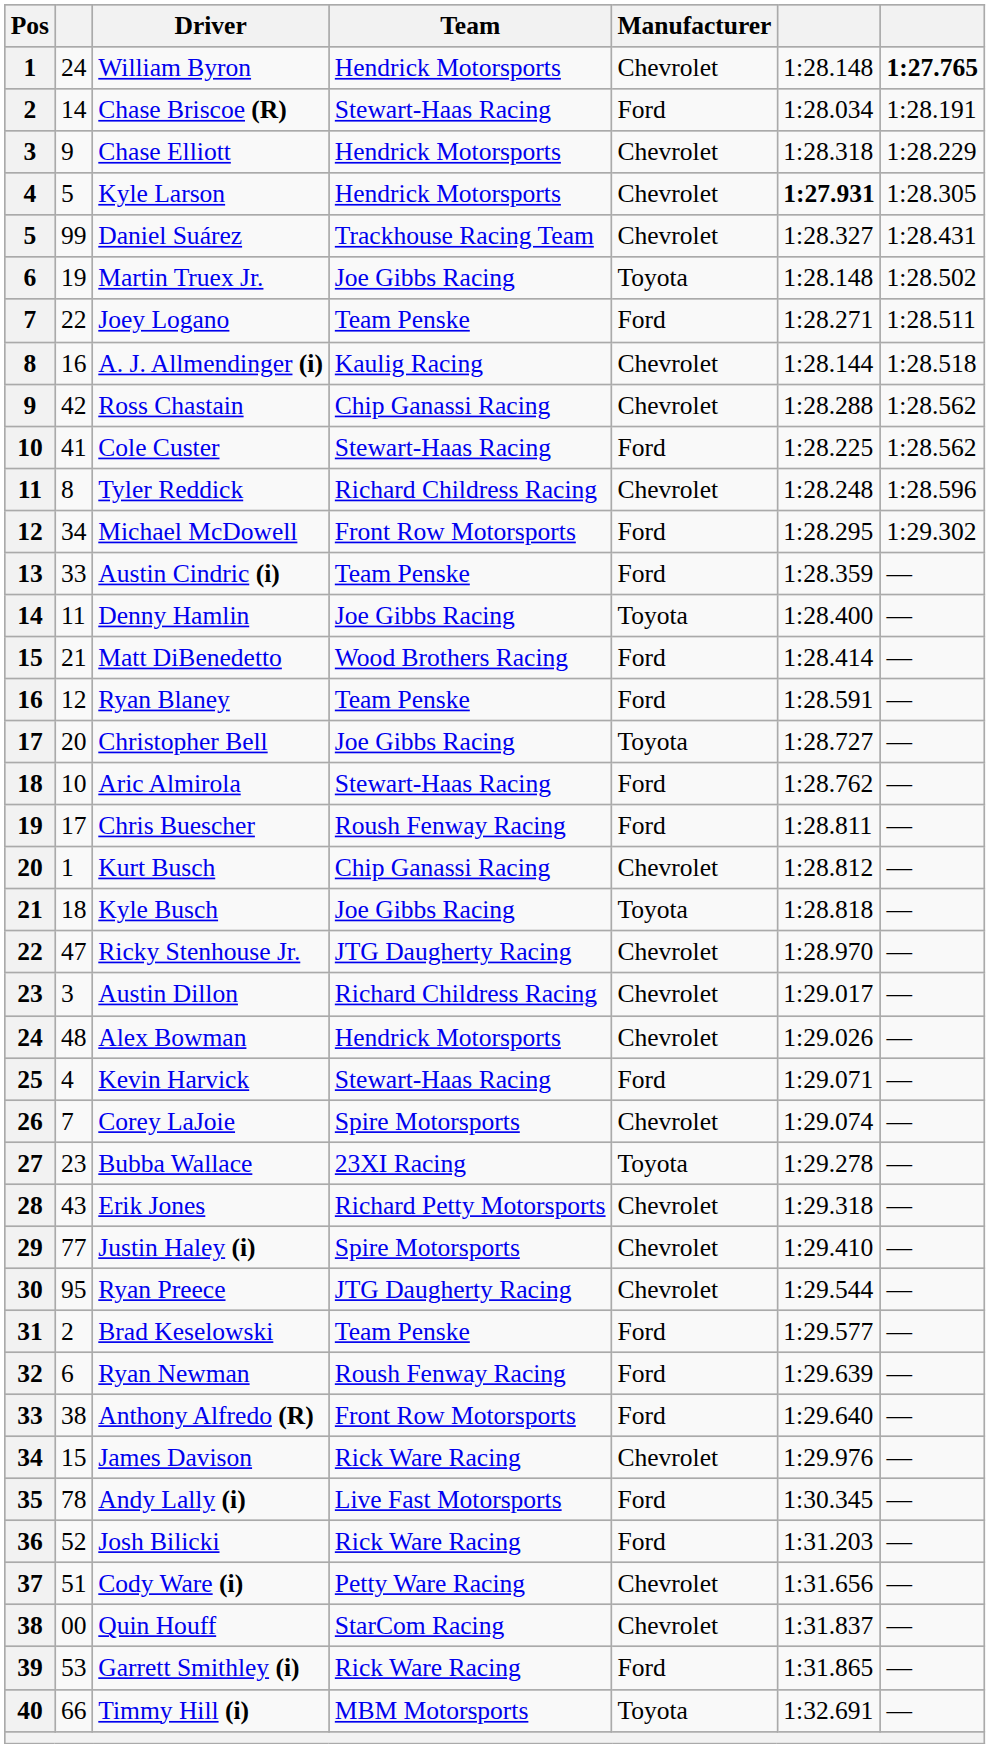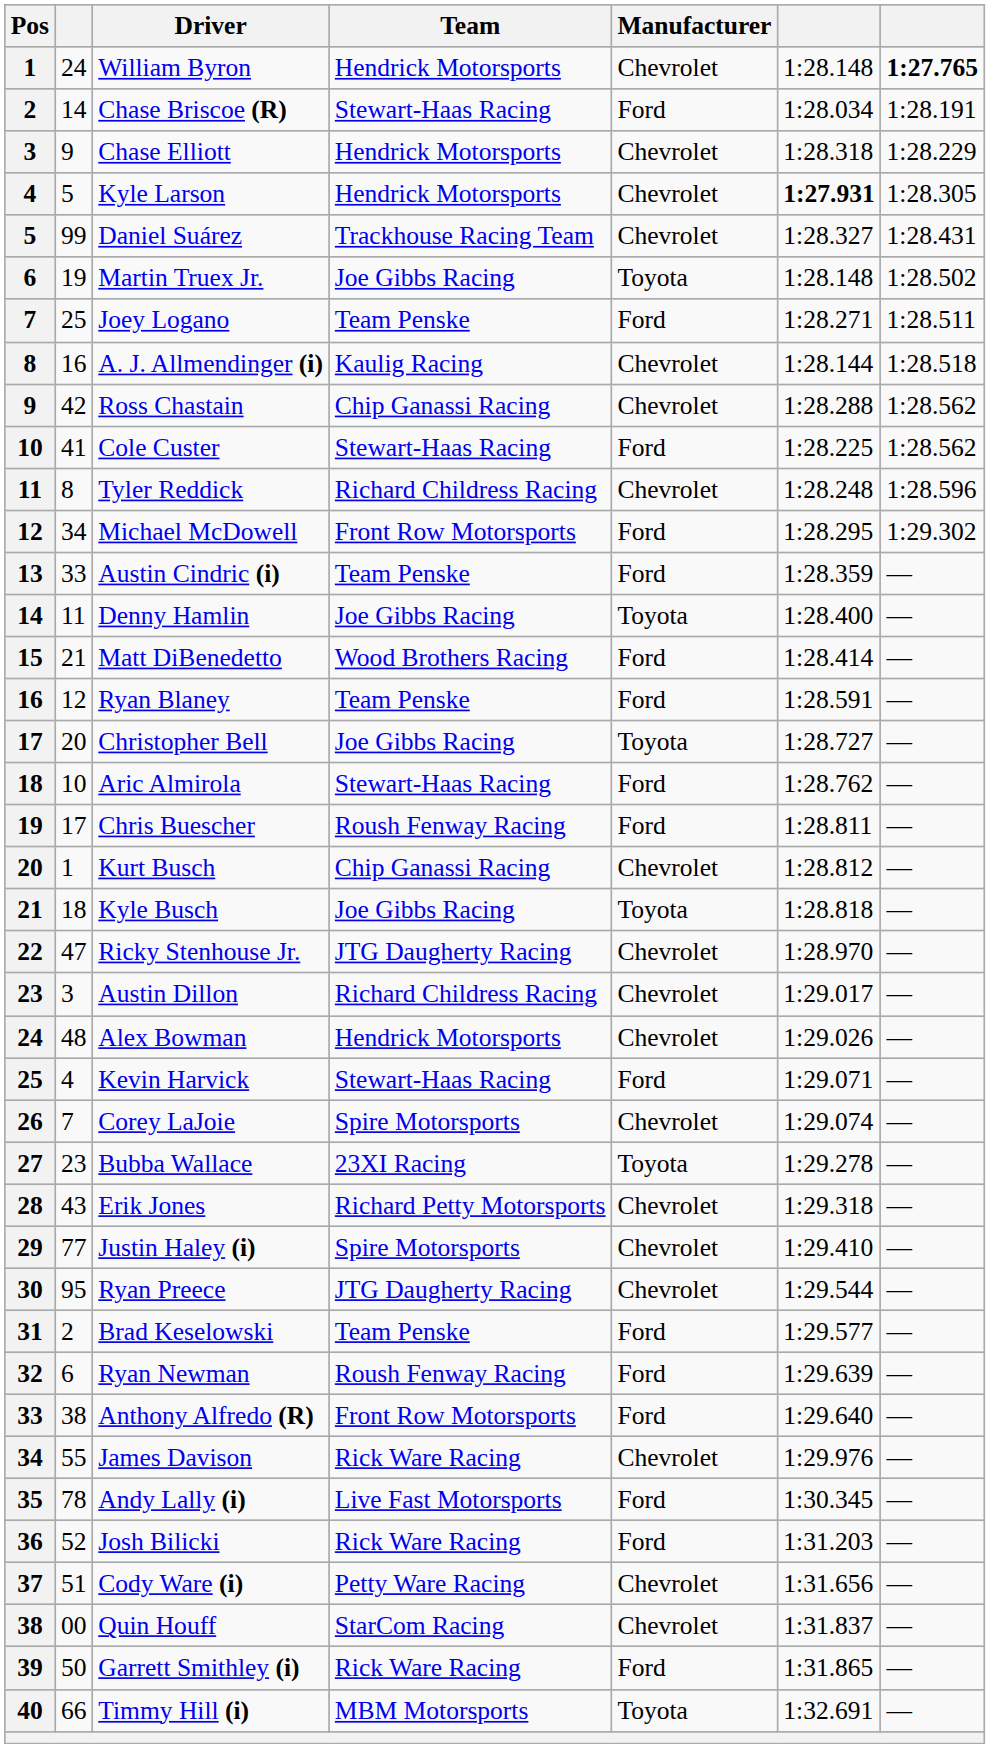(74, 320) 22 -> (74, 320) 25
(74, 1457) 15 -> (74, 1457) 55
(74, 1667) 53 -> (74, 1667) 50
